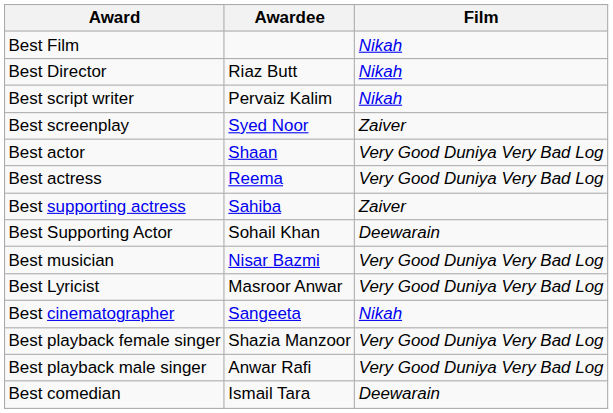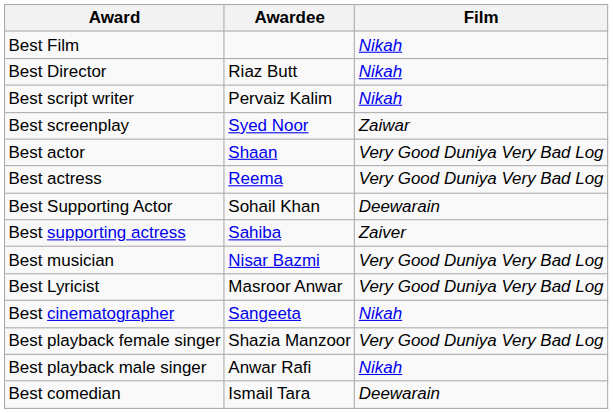(382, 125) Zaiver -> (384, 125) Zaiwar
rows swapped: (90, 233) <-> (97, 206)
(481, 367) Very Good Duniya Very Bad Log -> (380, 367) Nikah
